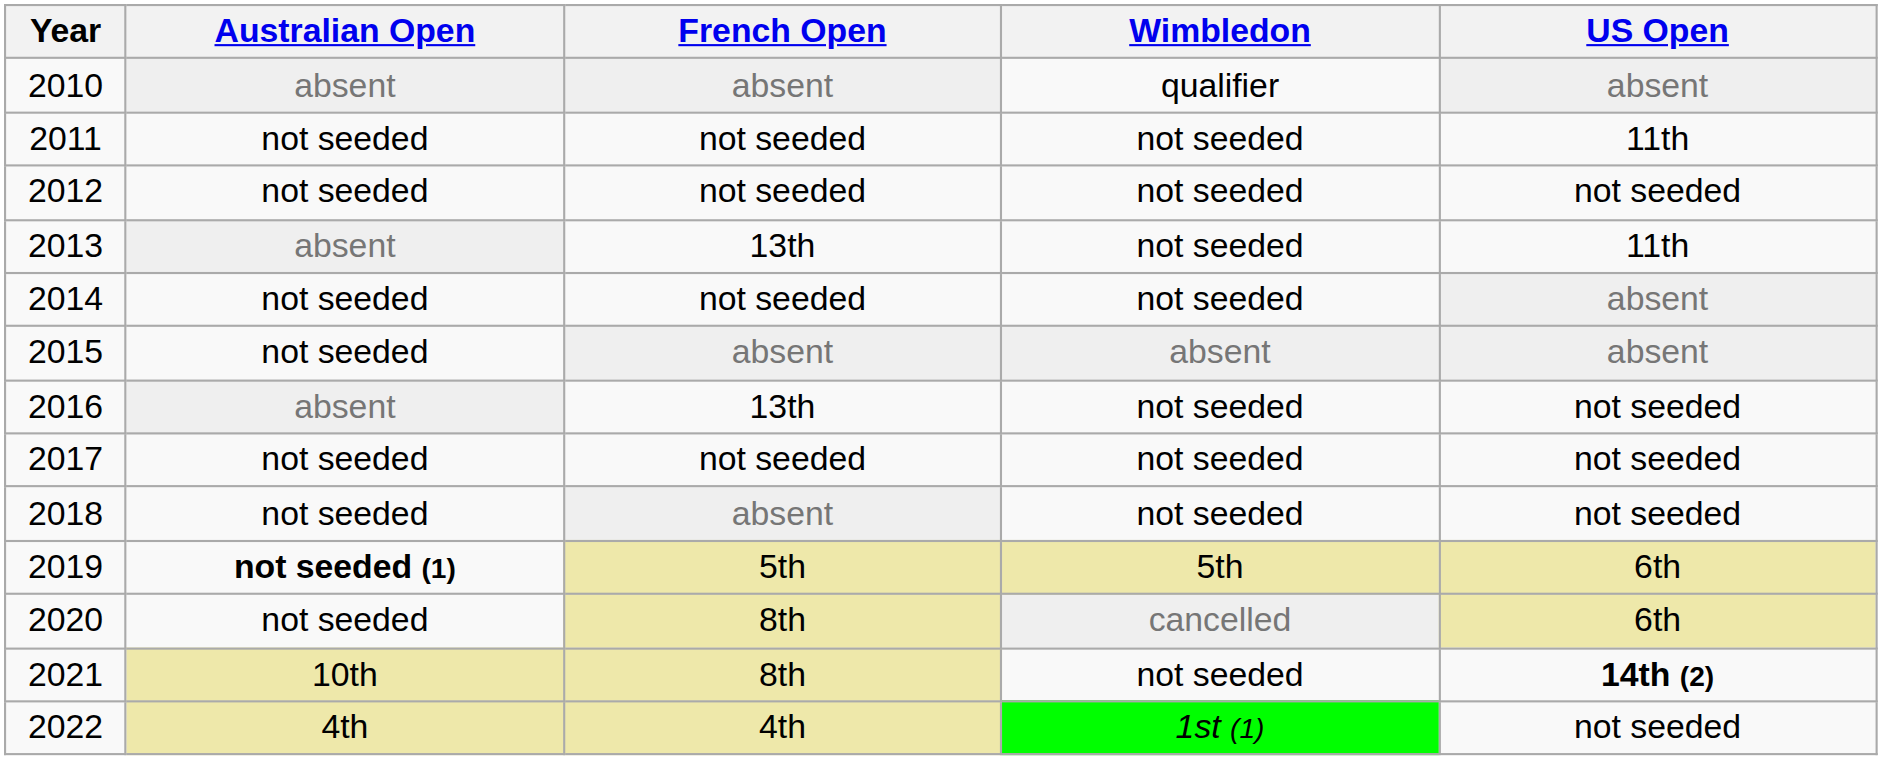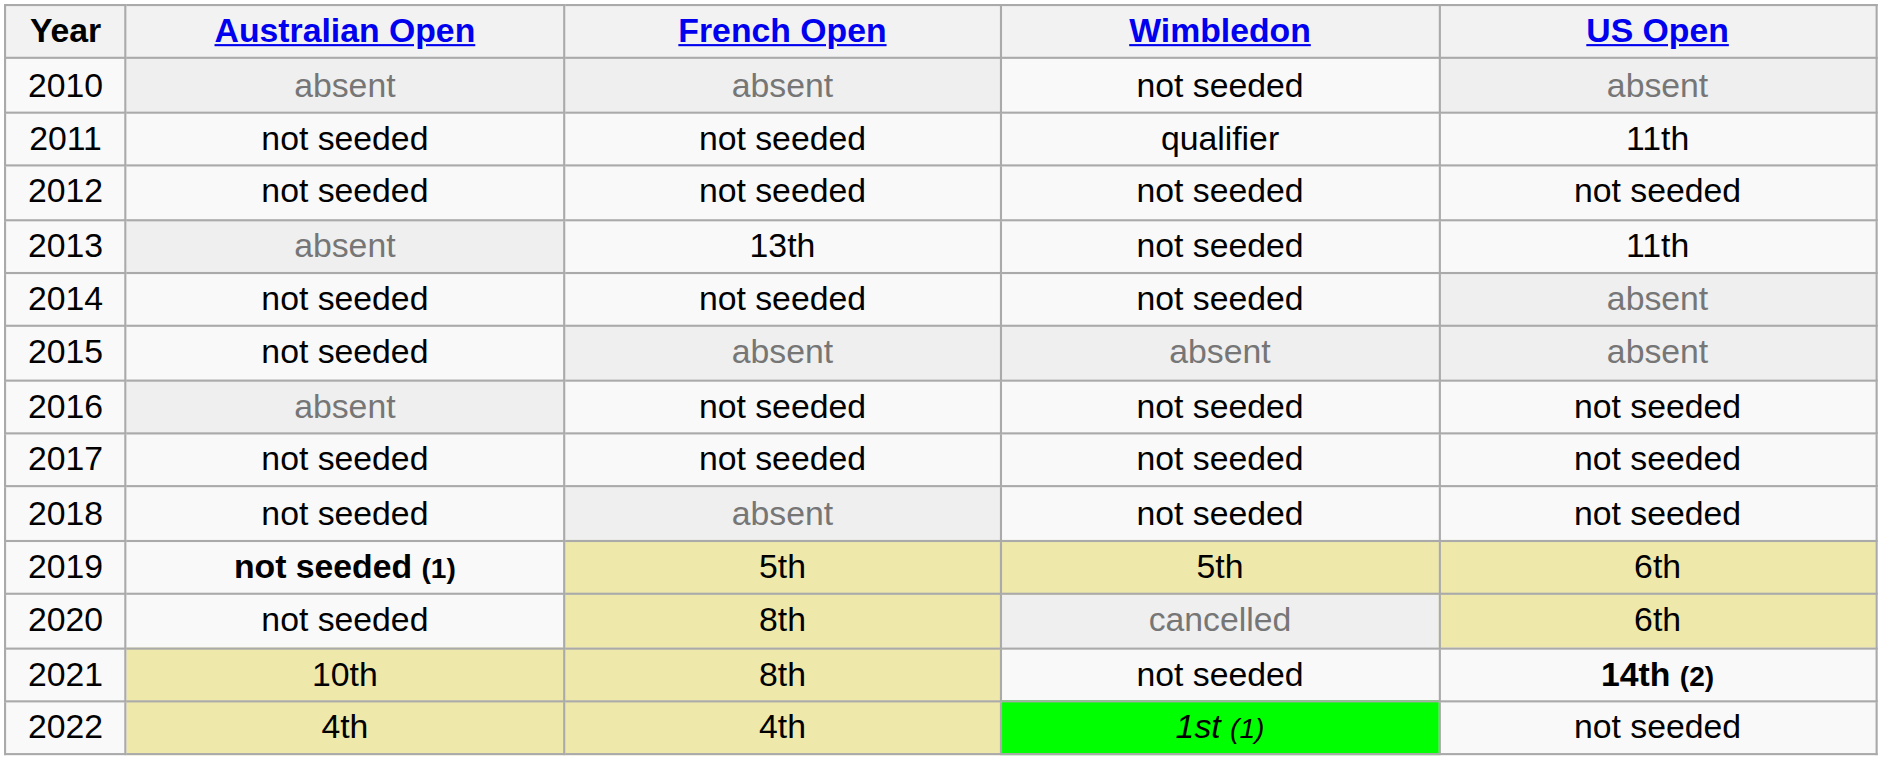(1220, 84) qualifier -> (1220, 84) not seeded
(1220, 138) not seeded -> (1220, 138) qualifier
(782, 406) 13th -> (782, 406) not seeded
